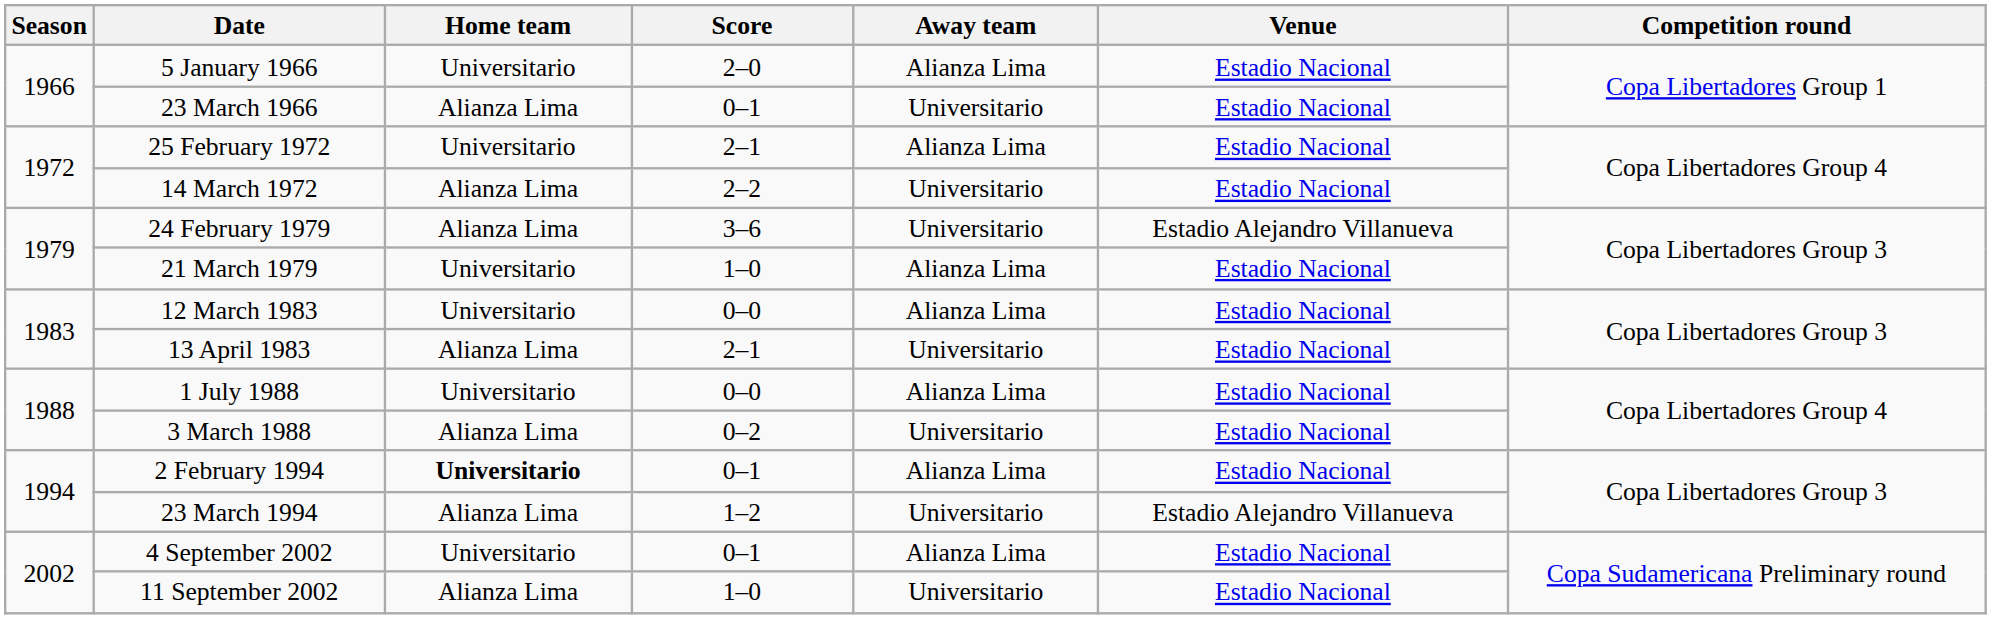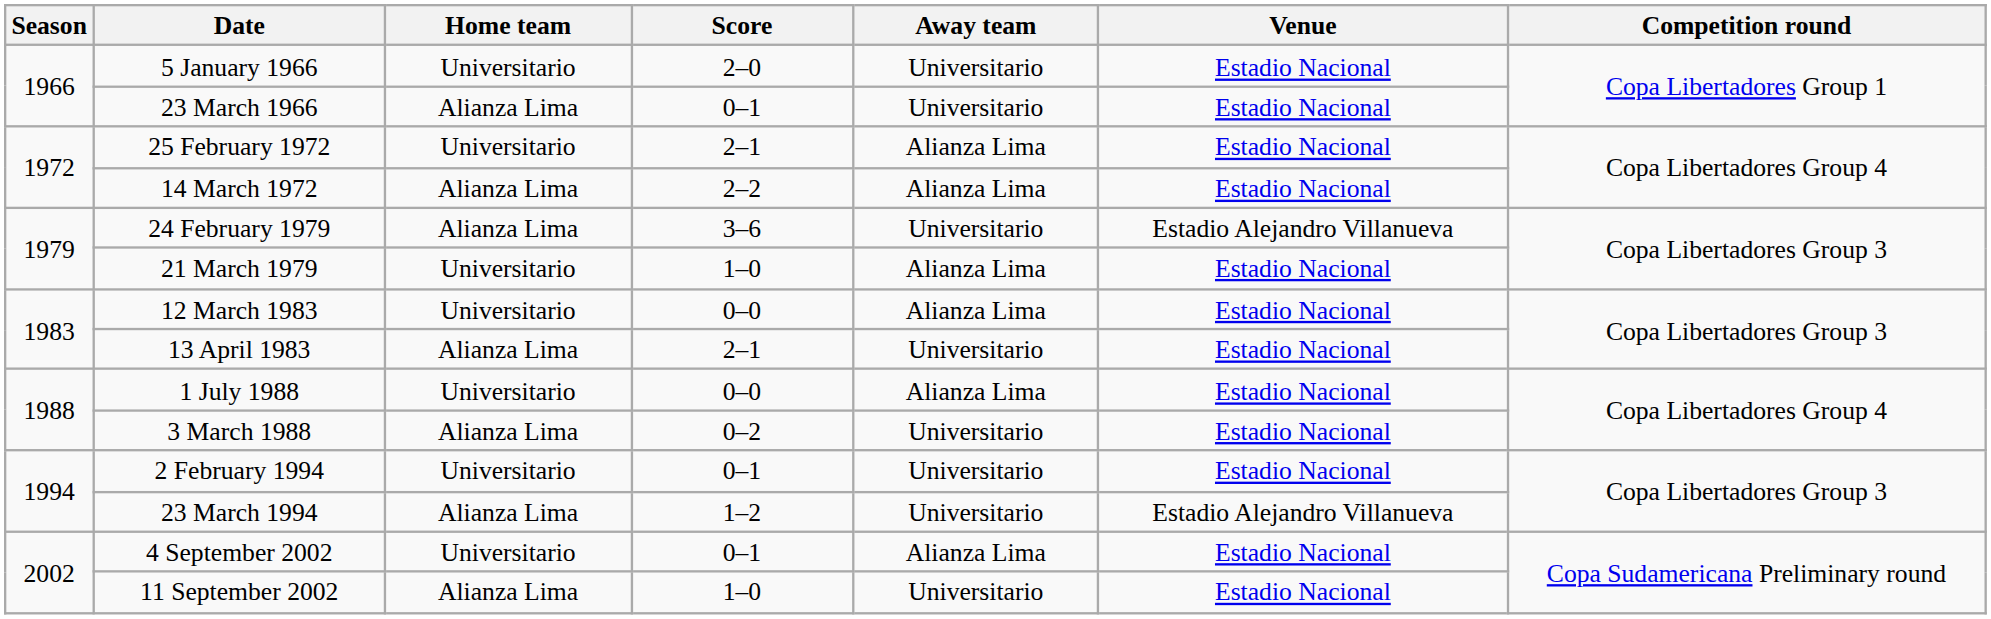(976, 66) Alianza Lima -> (976, 66) Universitario
(976, 187) Universitario -> (976, 187) Alianza Lima
(508, 471) bold -> (508, 471) normal
(976, 471) Alianza Lima -> (976, 471) Universitario
